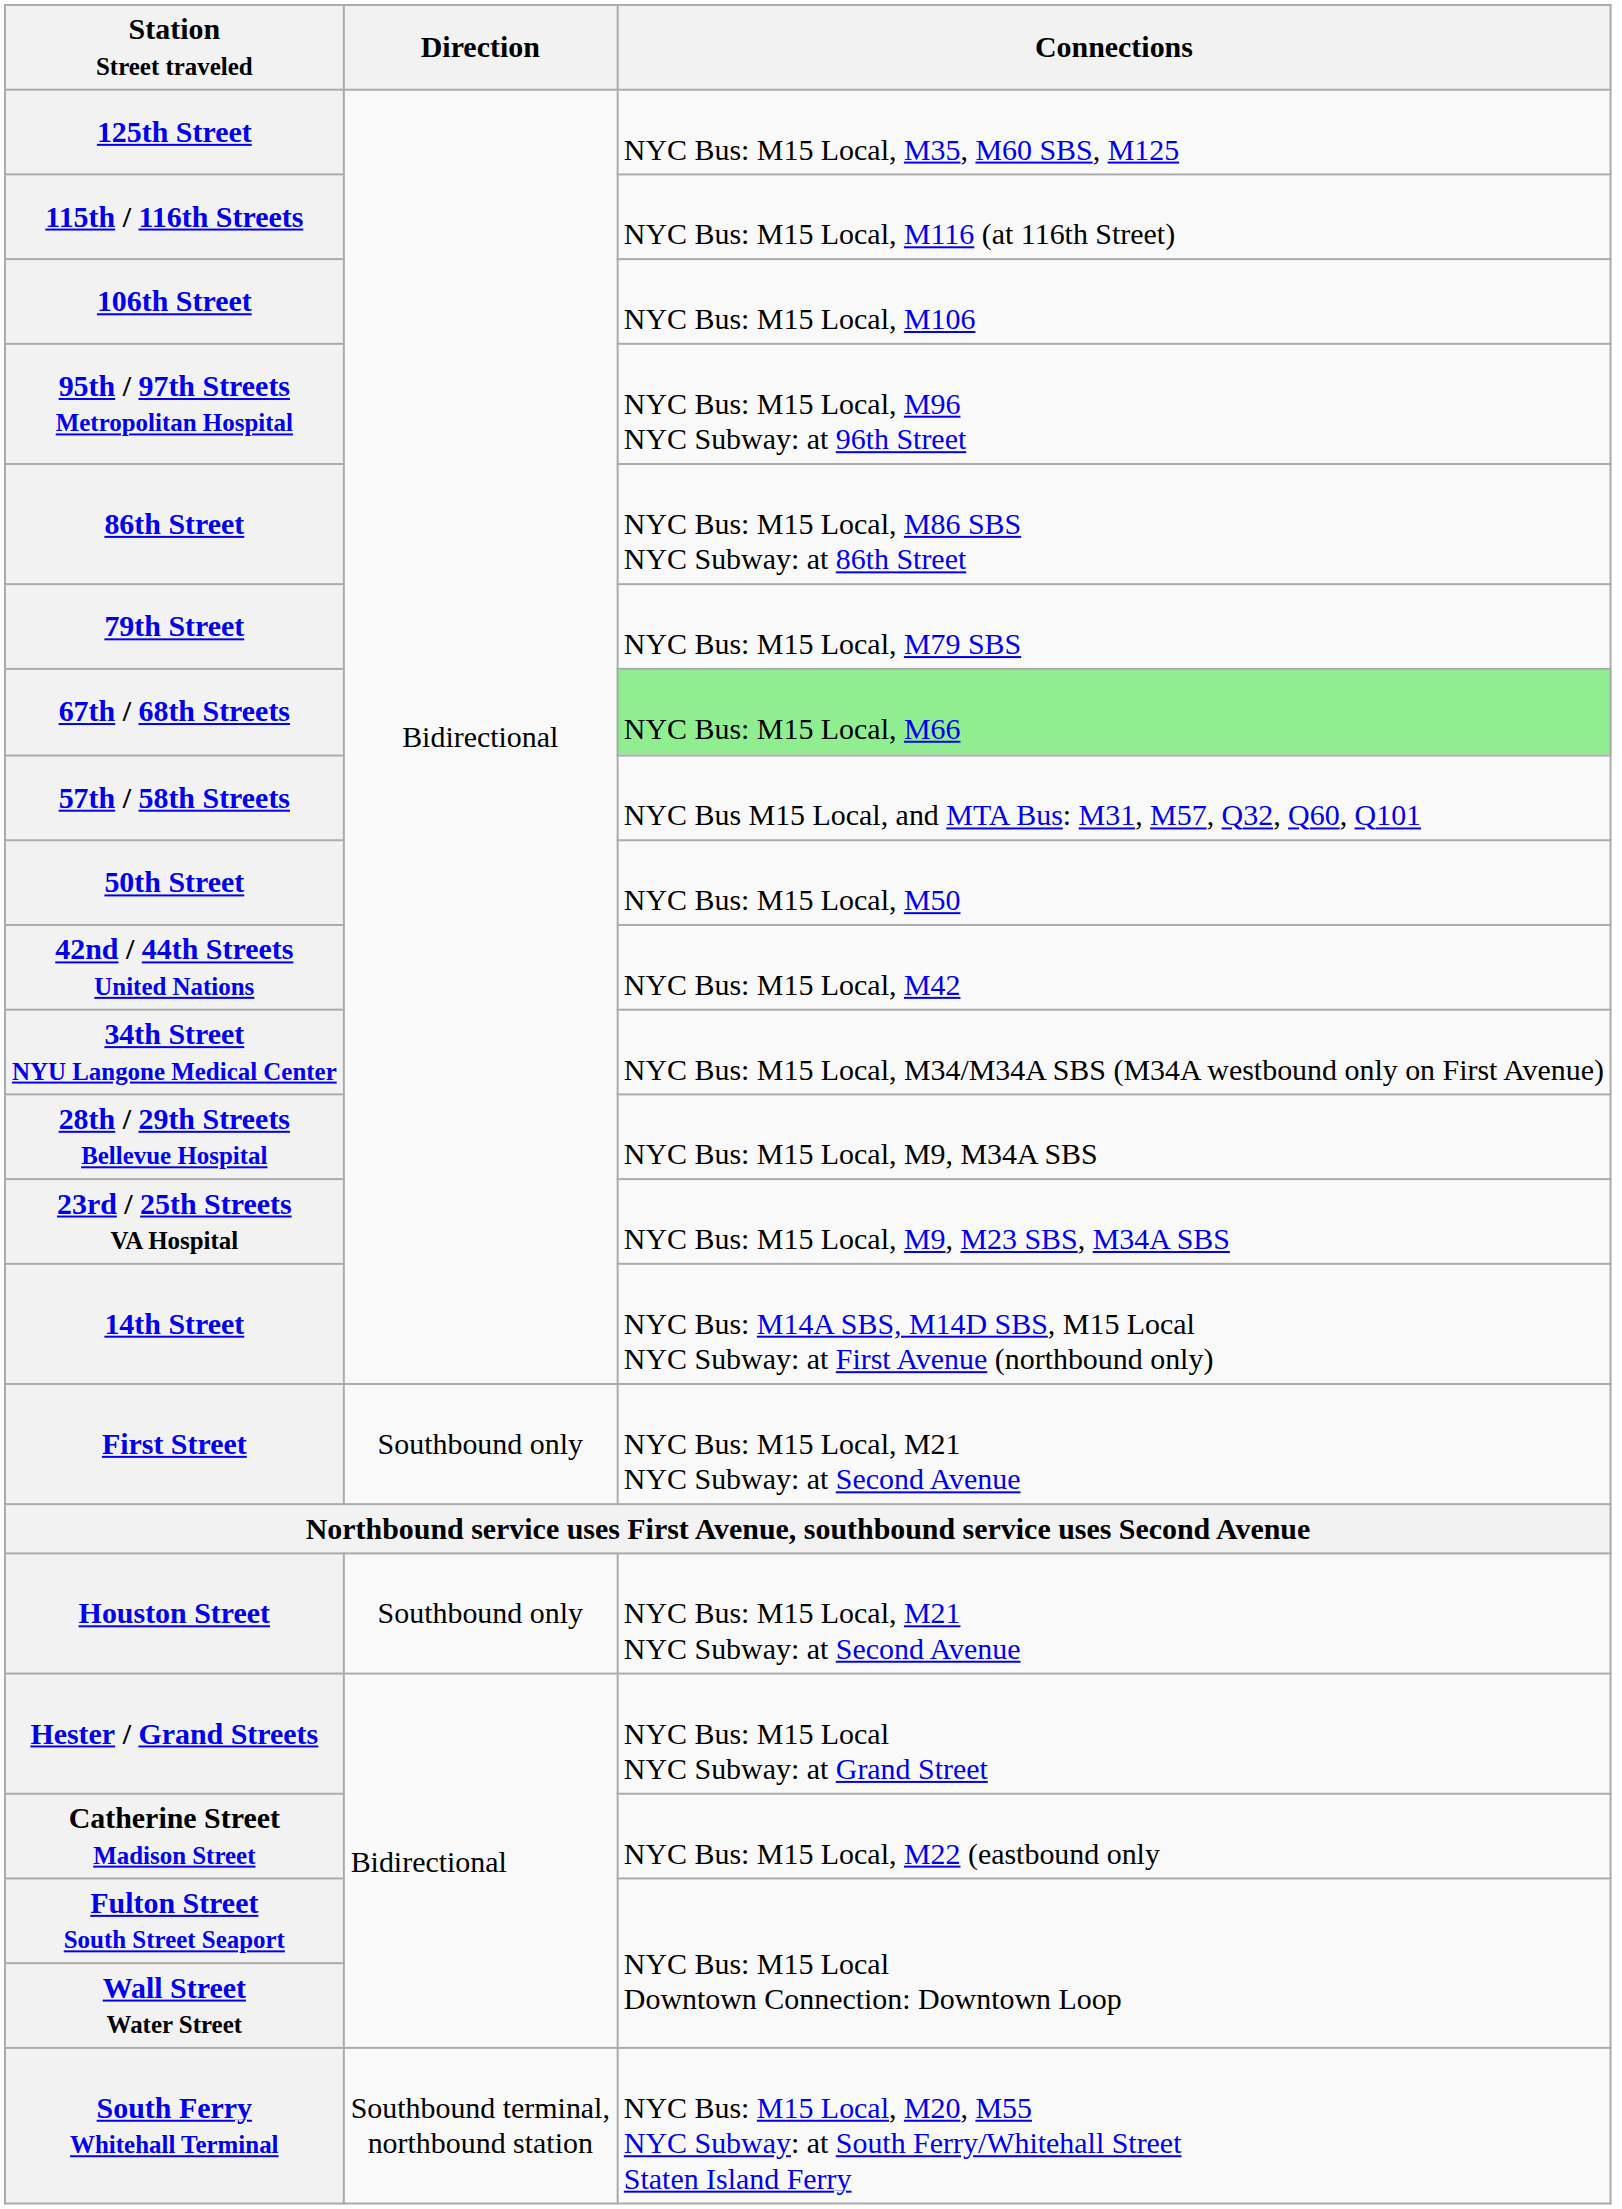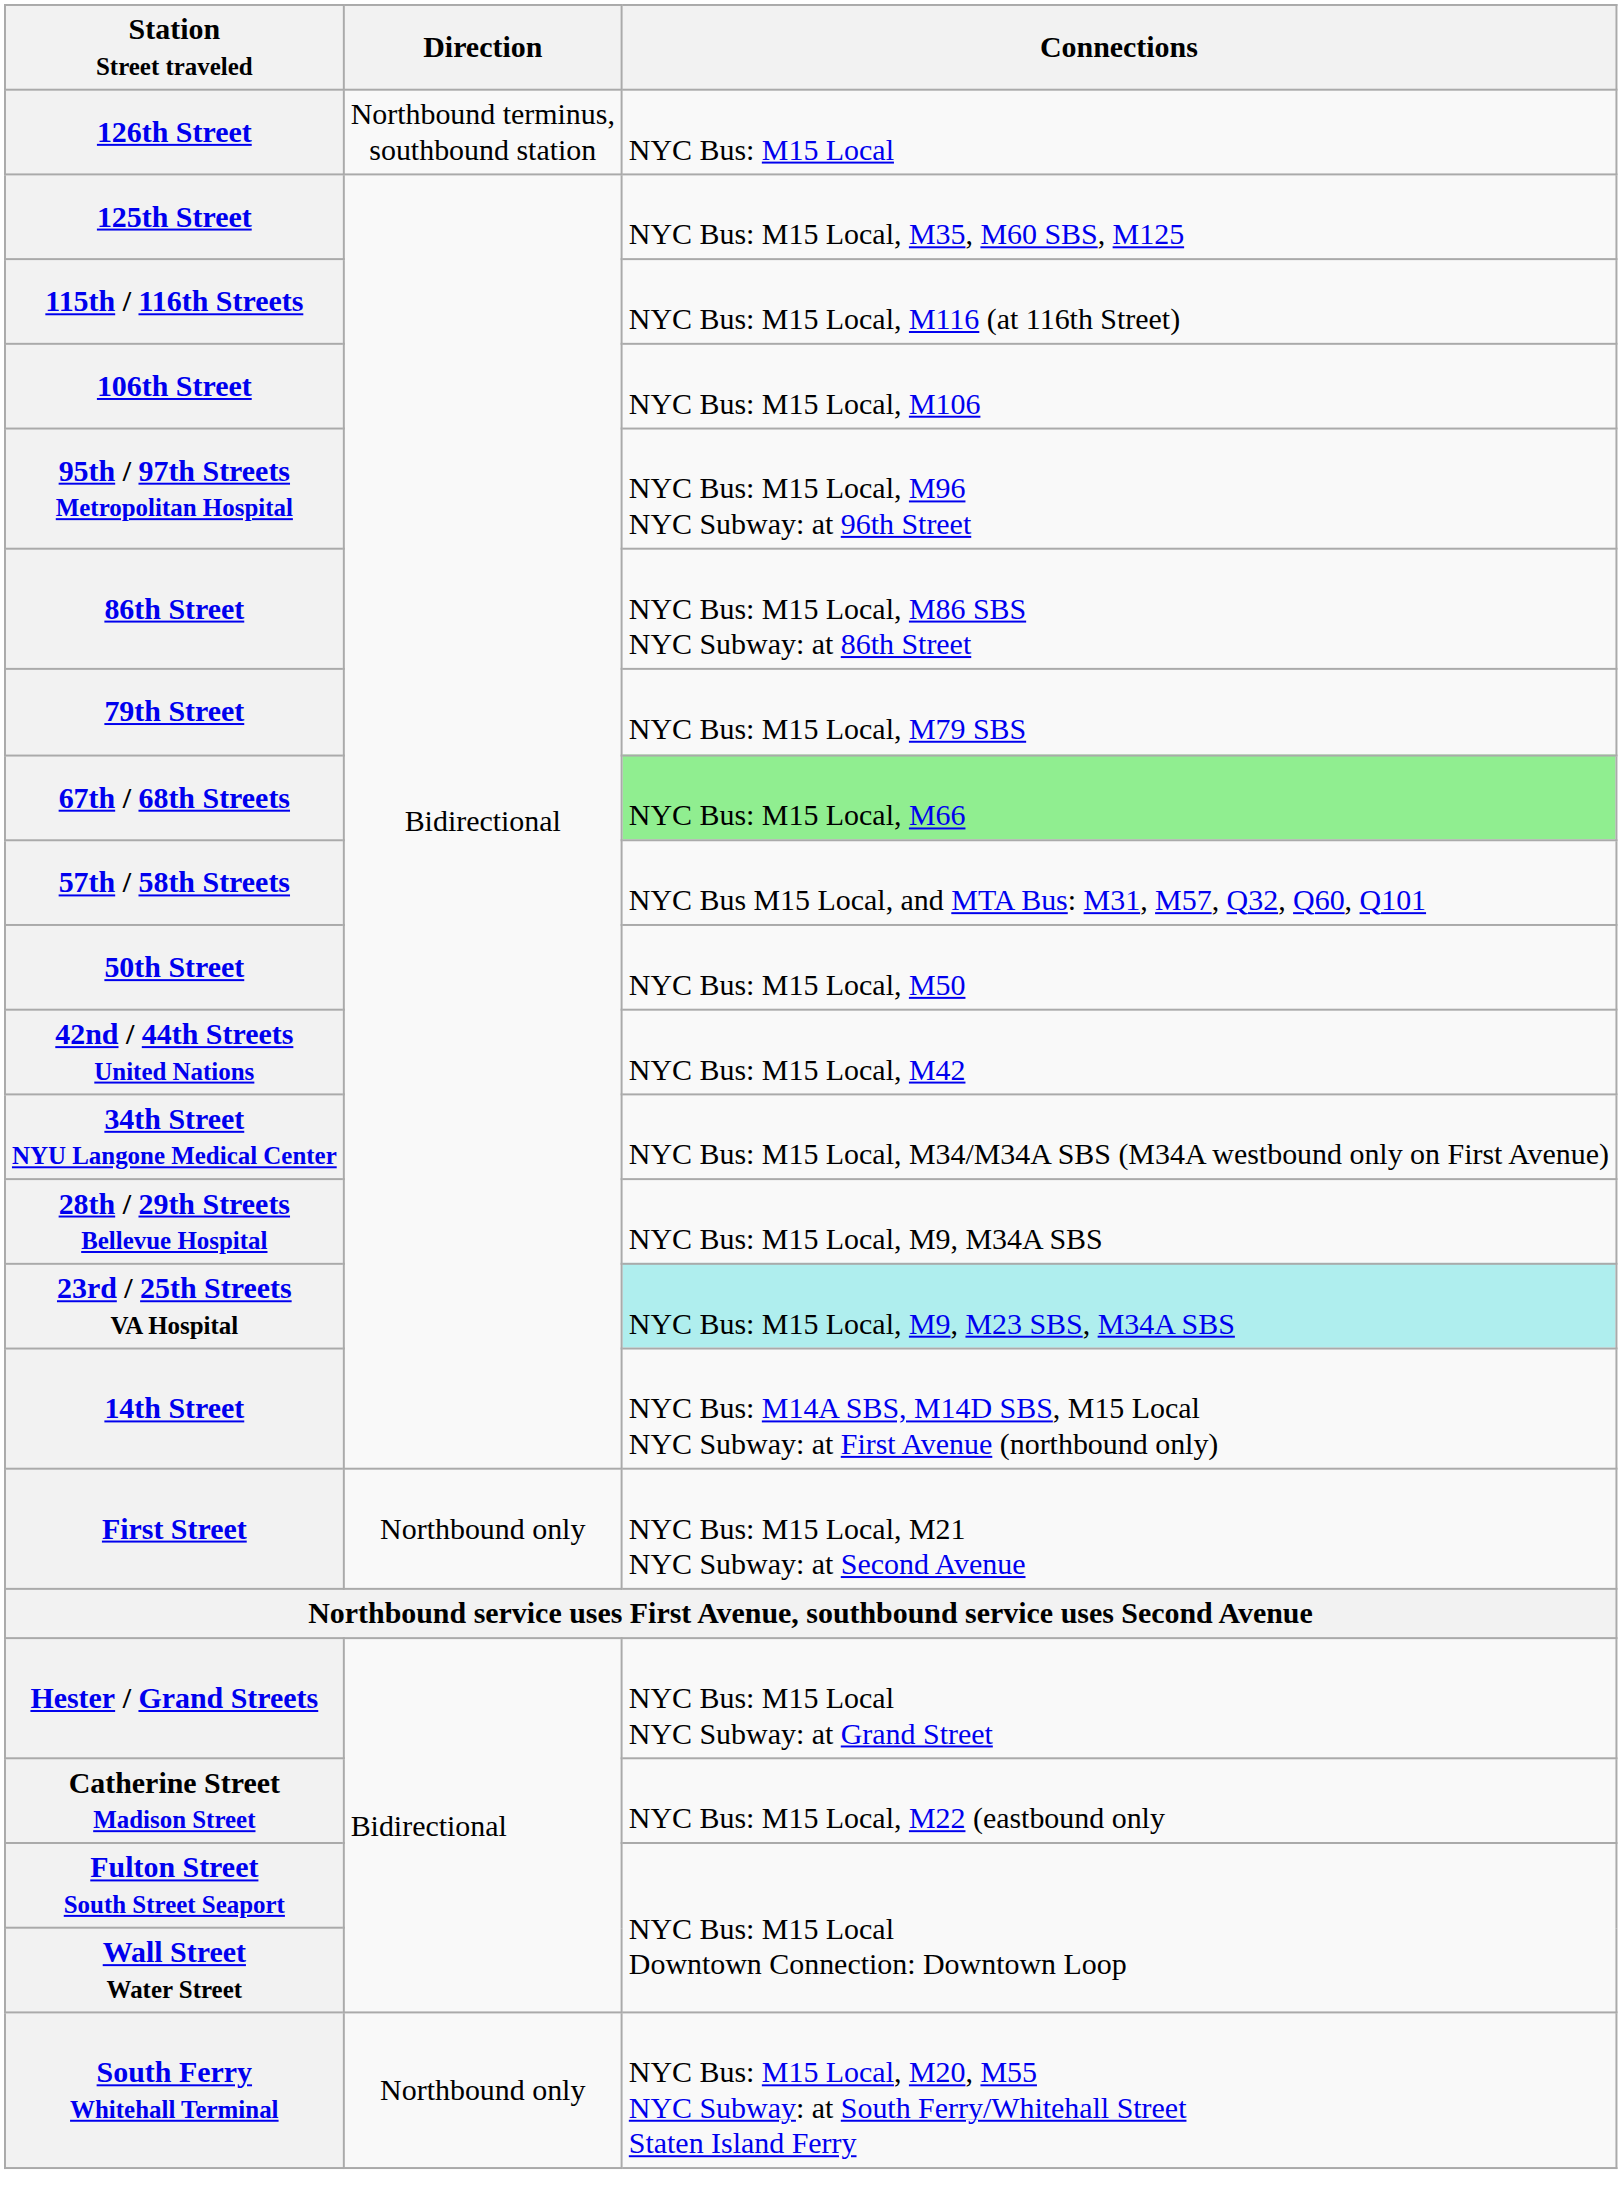+ row: (174, 131)
(927, 1238) no background -> (932, 1323) paleturquoise background
(480, 1443) Southbound only -> (483, 1528) Northbound only
- row: (174, 1613)
(480, 2126) Southbound terminal, northbound station -> (483, 2090) Northbound only
